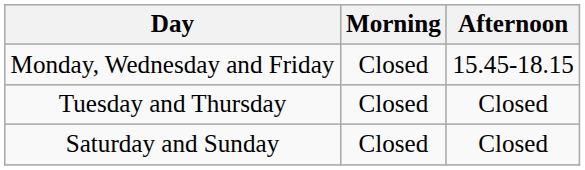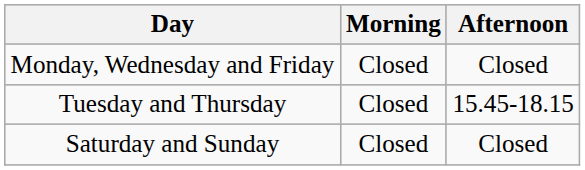(513, 64) 15.45-18.15 -> (513, 64) Closed
(513, 104) Closed -> (513, 104) 15.45-18.15
